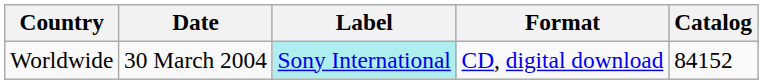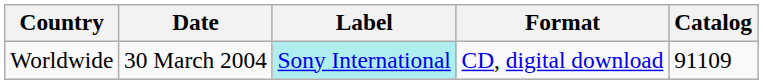(703, 60) 84152 -> (703, 60) 91109
